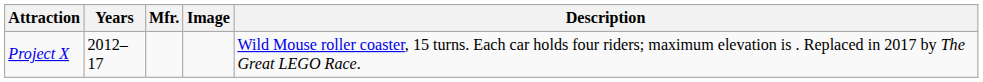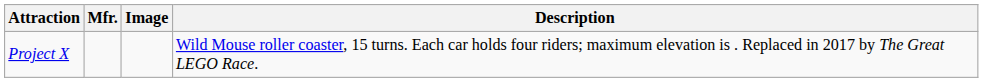- column: (114, 18)
